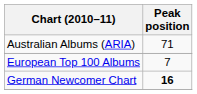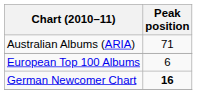(167, 62) 7 -> (167, 62) 6
